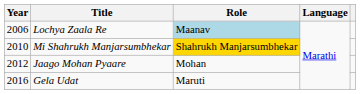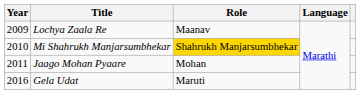(18, 30) 2006 -> (18, 30) 2009
(193, 30) lightblue background -> (193, 30) no background
(18, 64) 2012 -> (17, 64) 2011
